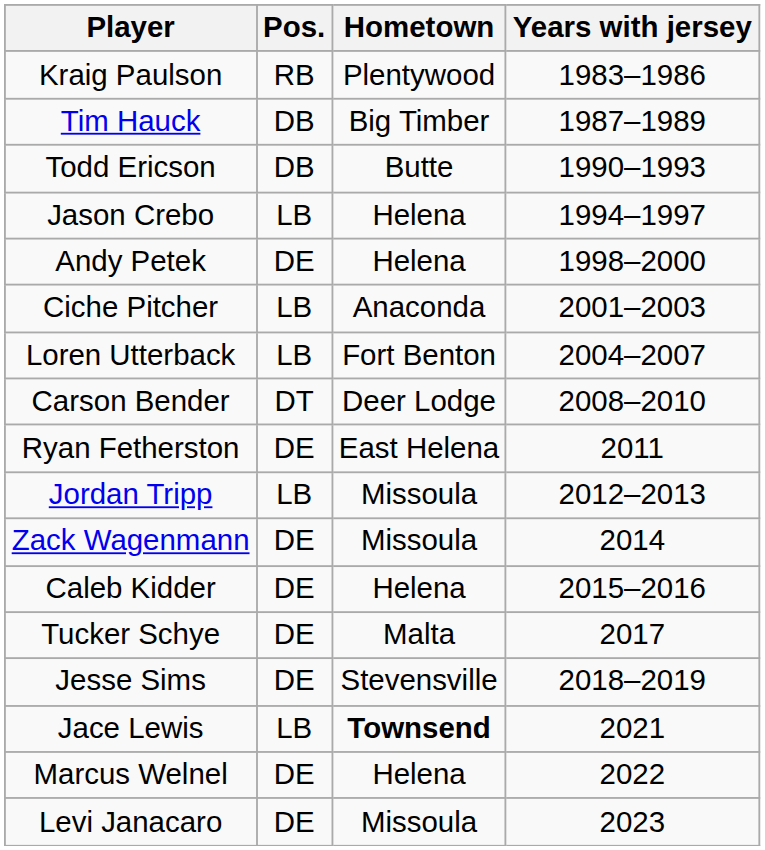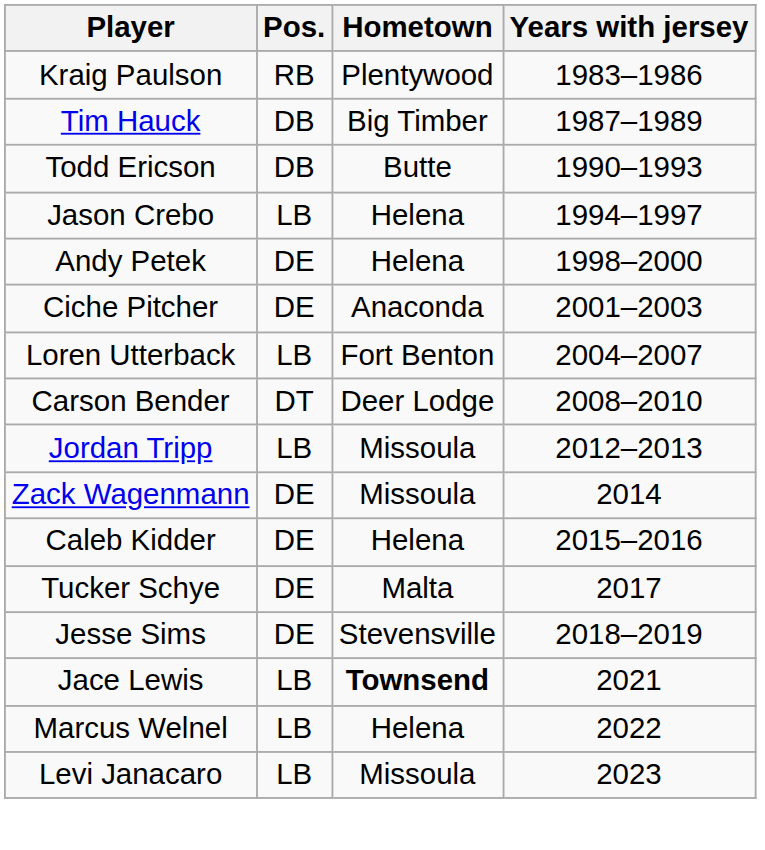(294, 307) LB -> (294, 307) DE
- row: (131, 448)
(294, 774) DE -> (294, 728) LB
(294, 821) DE -> (294, 774) LB
